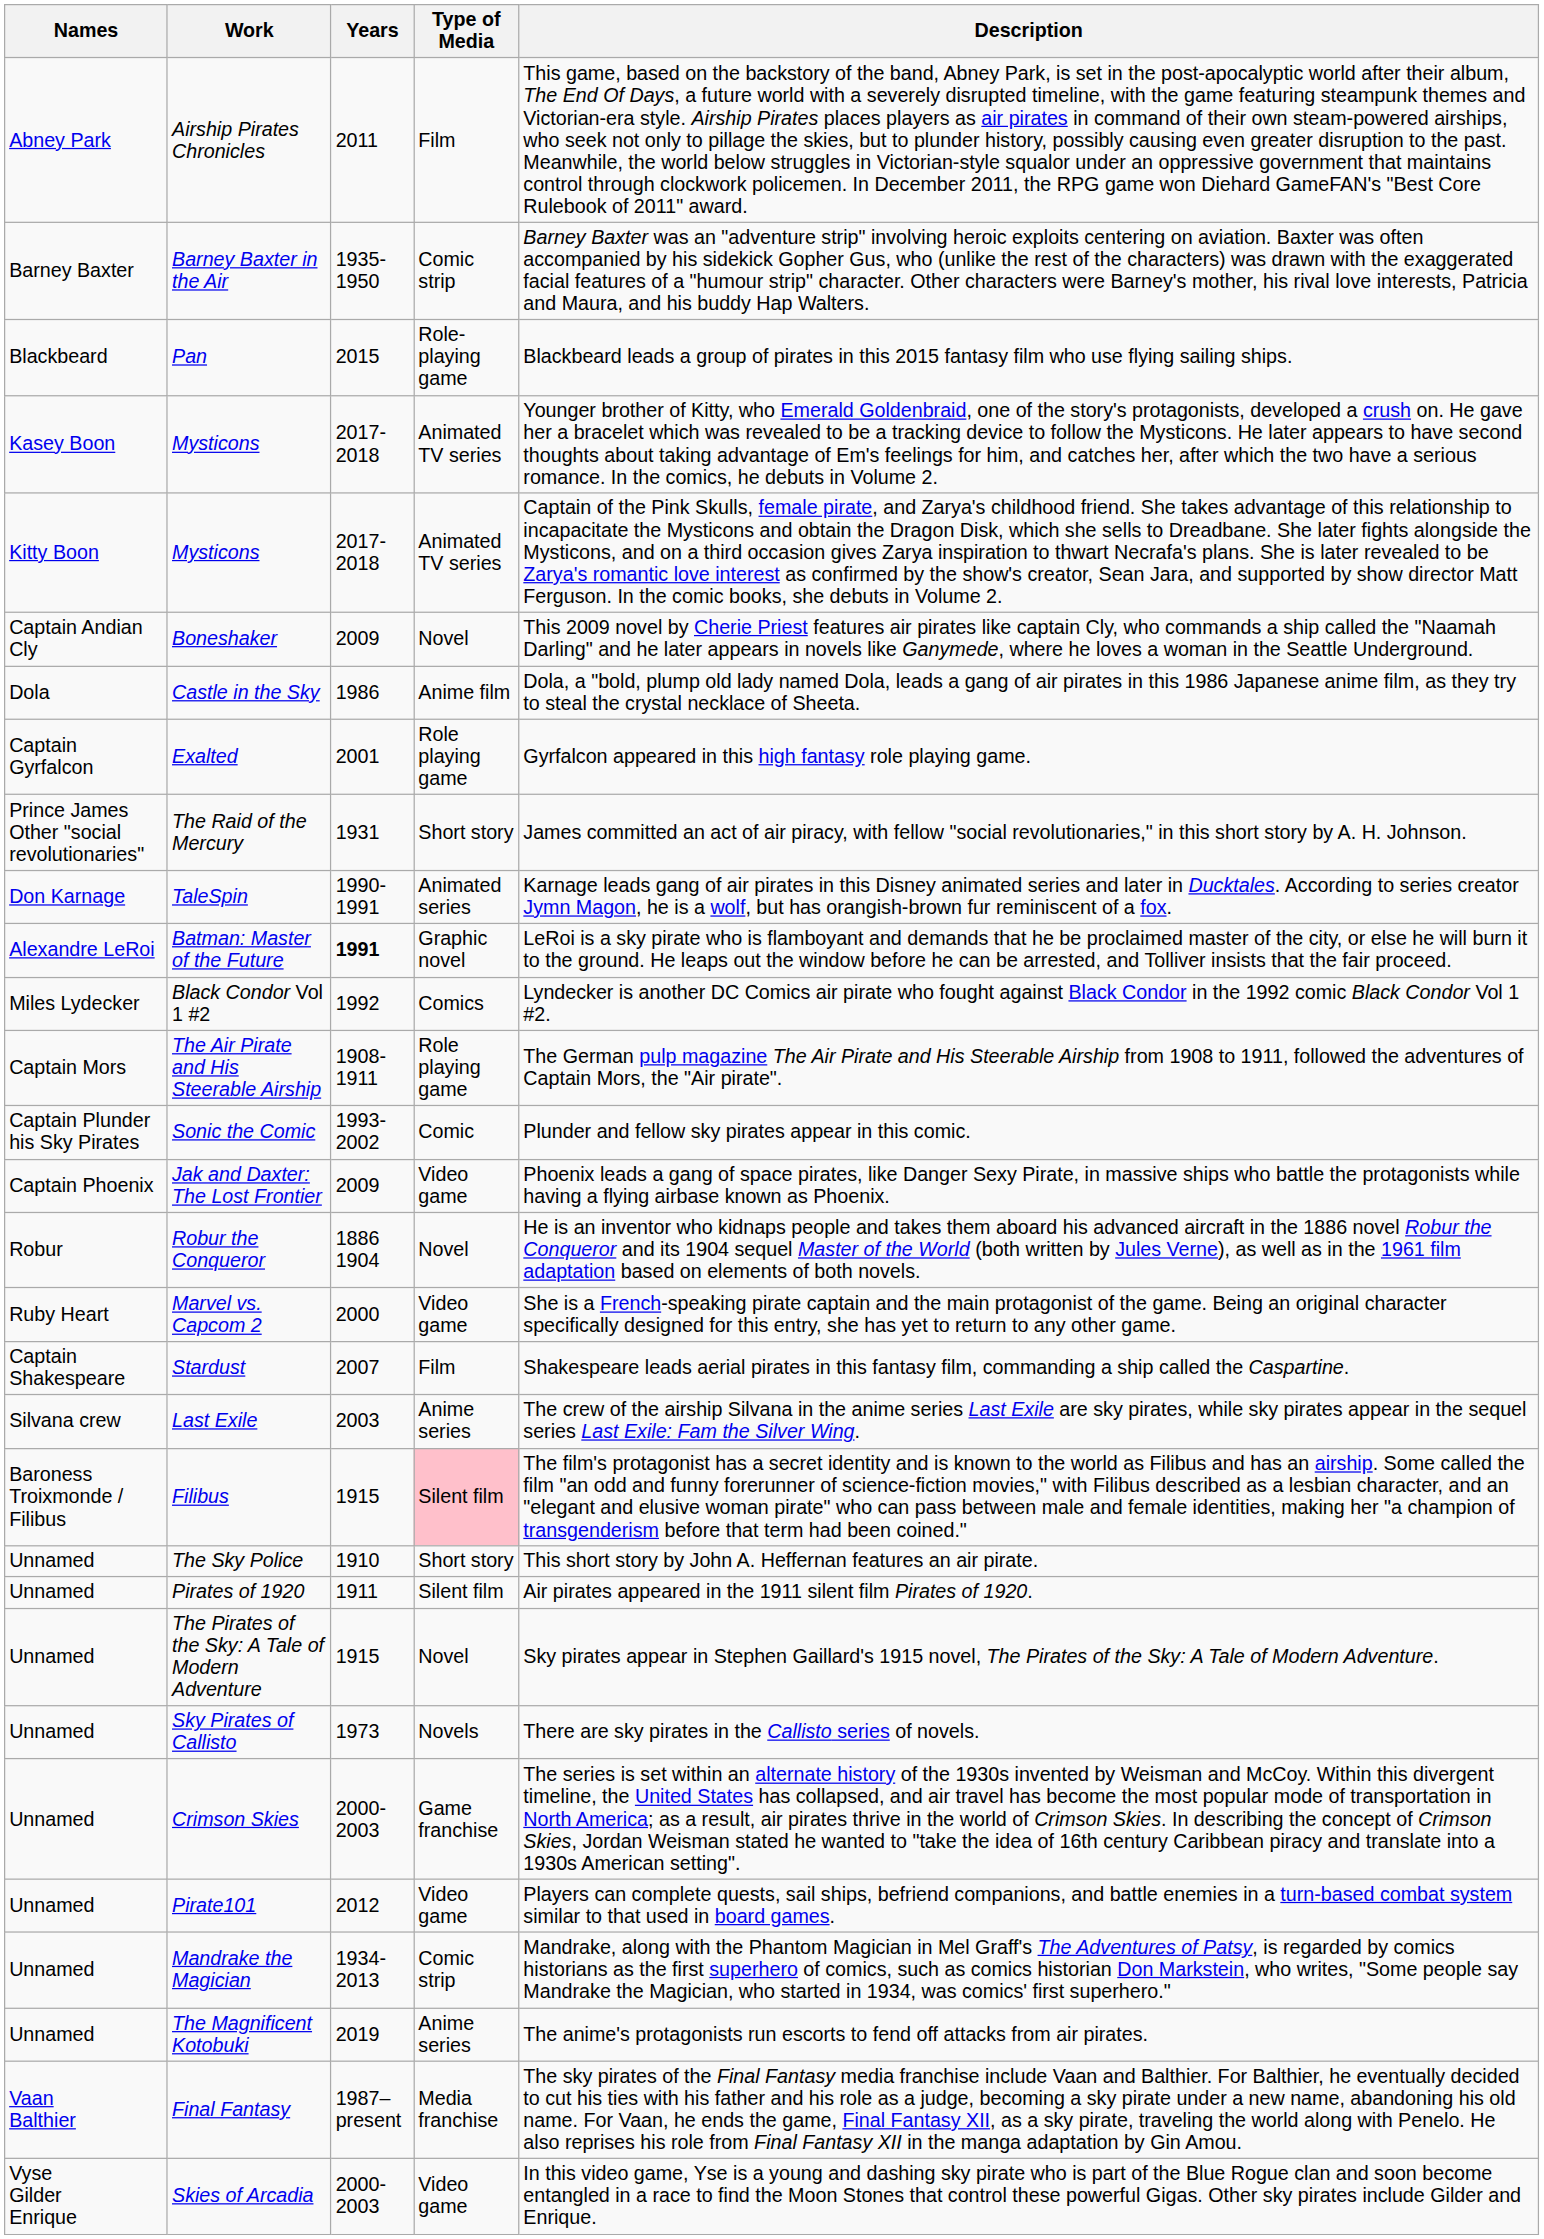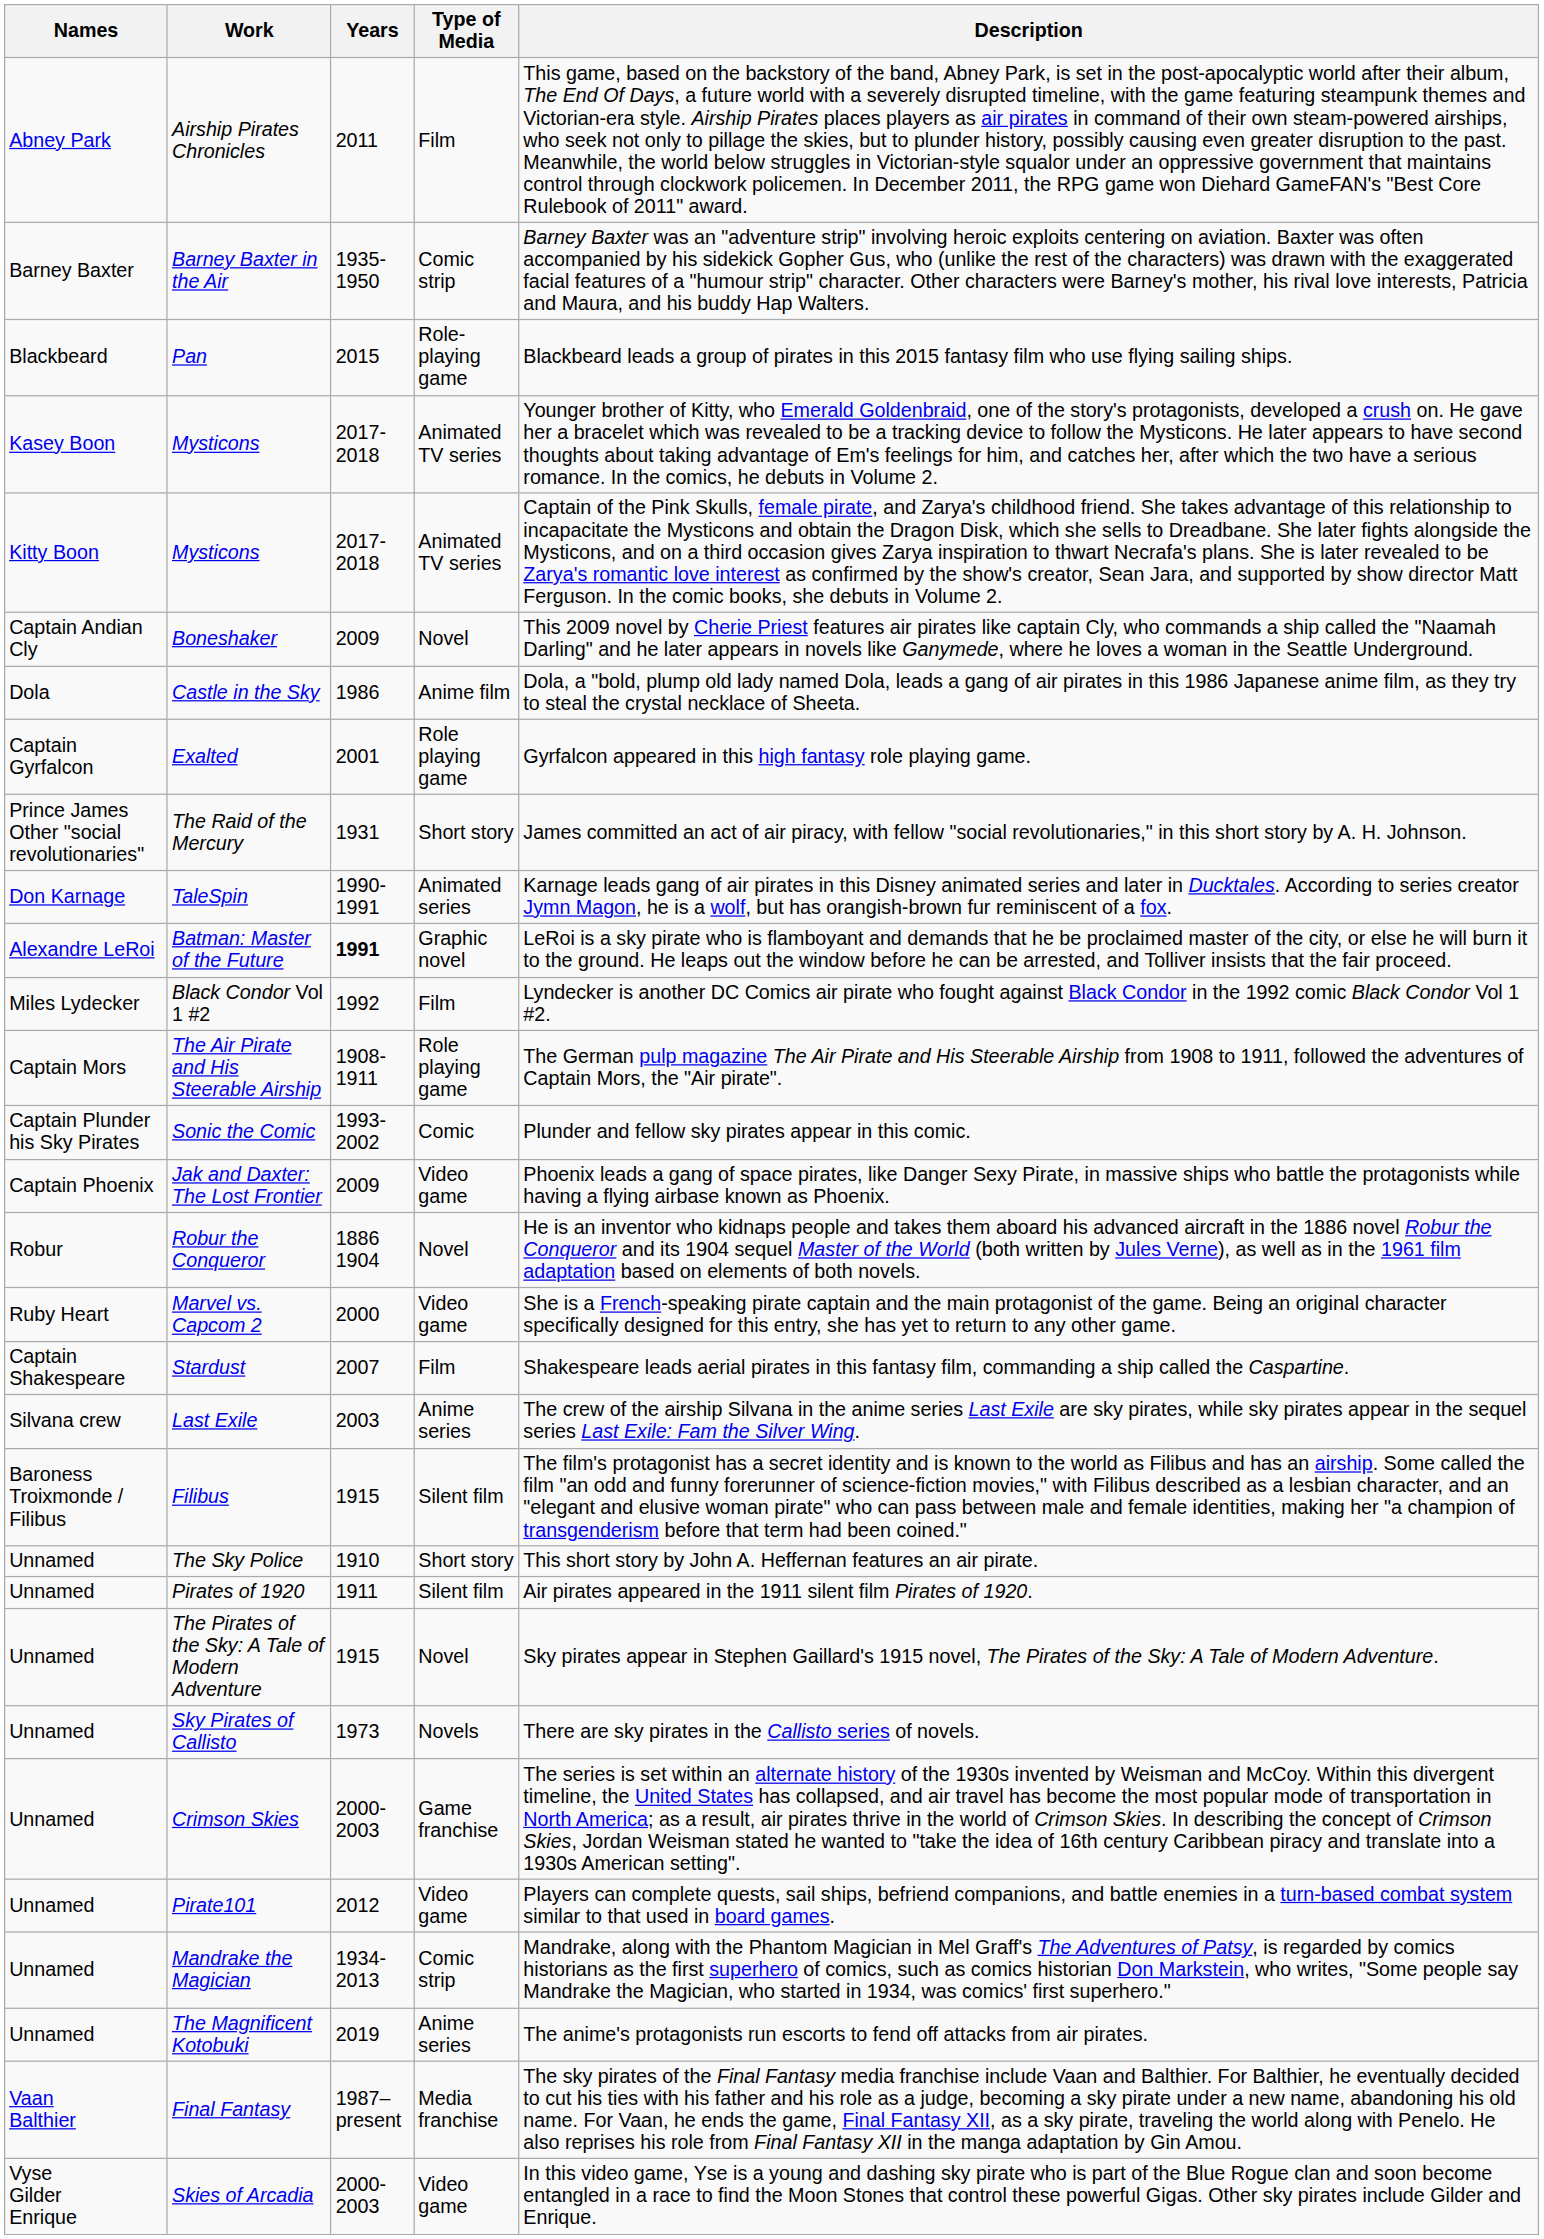(451, 1003) Comics -> (437, 1003) Film
(461, 1496) pink background -> (461, 1496) no background
